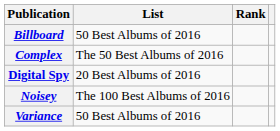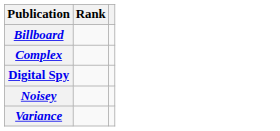- column: (153, 14)
